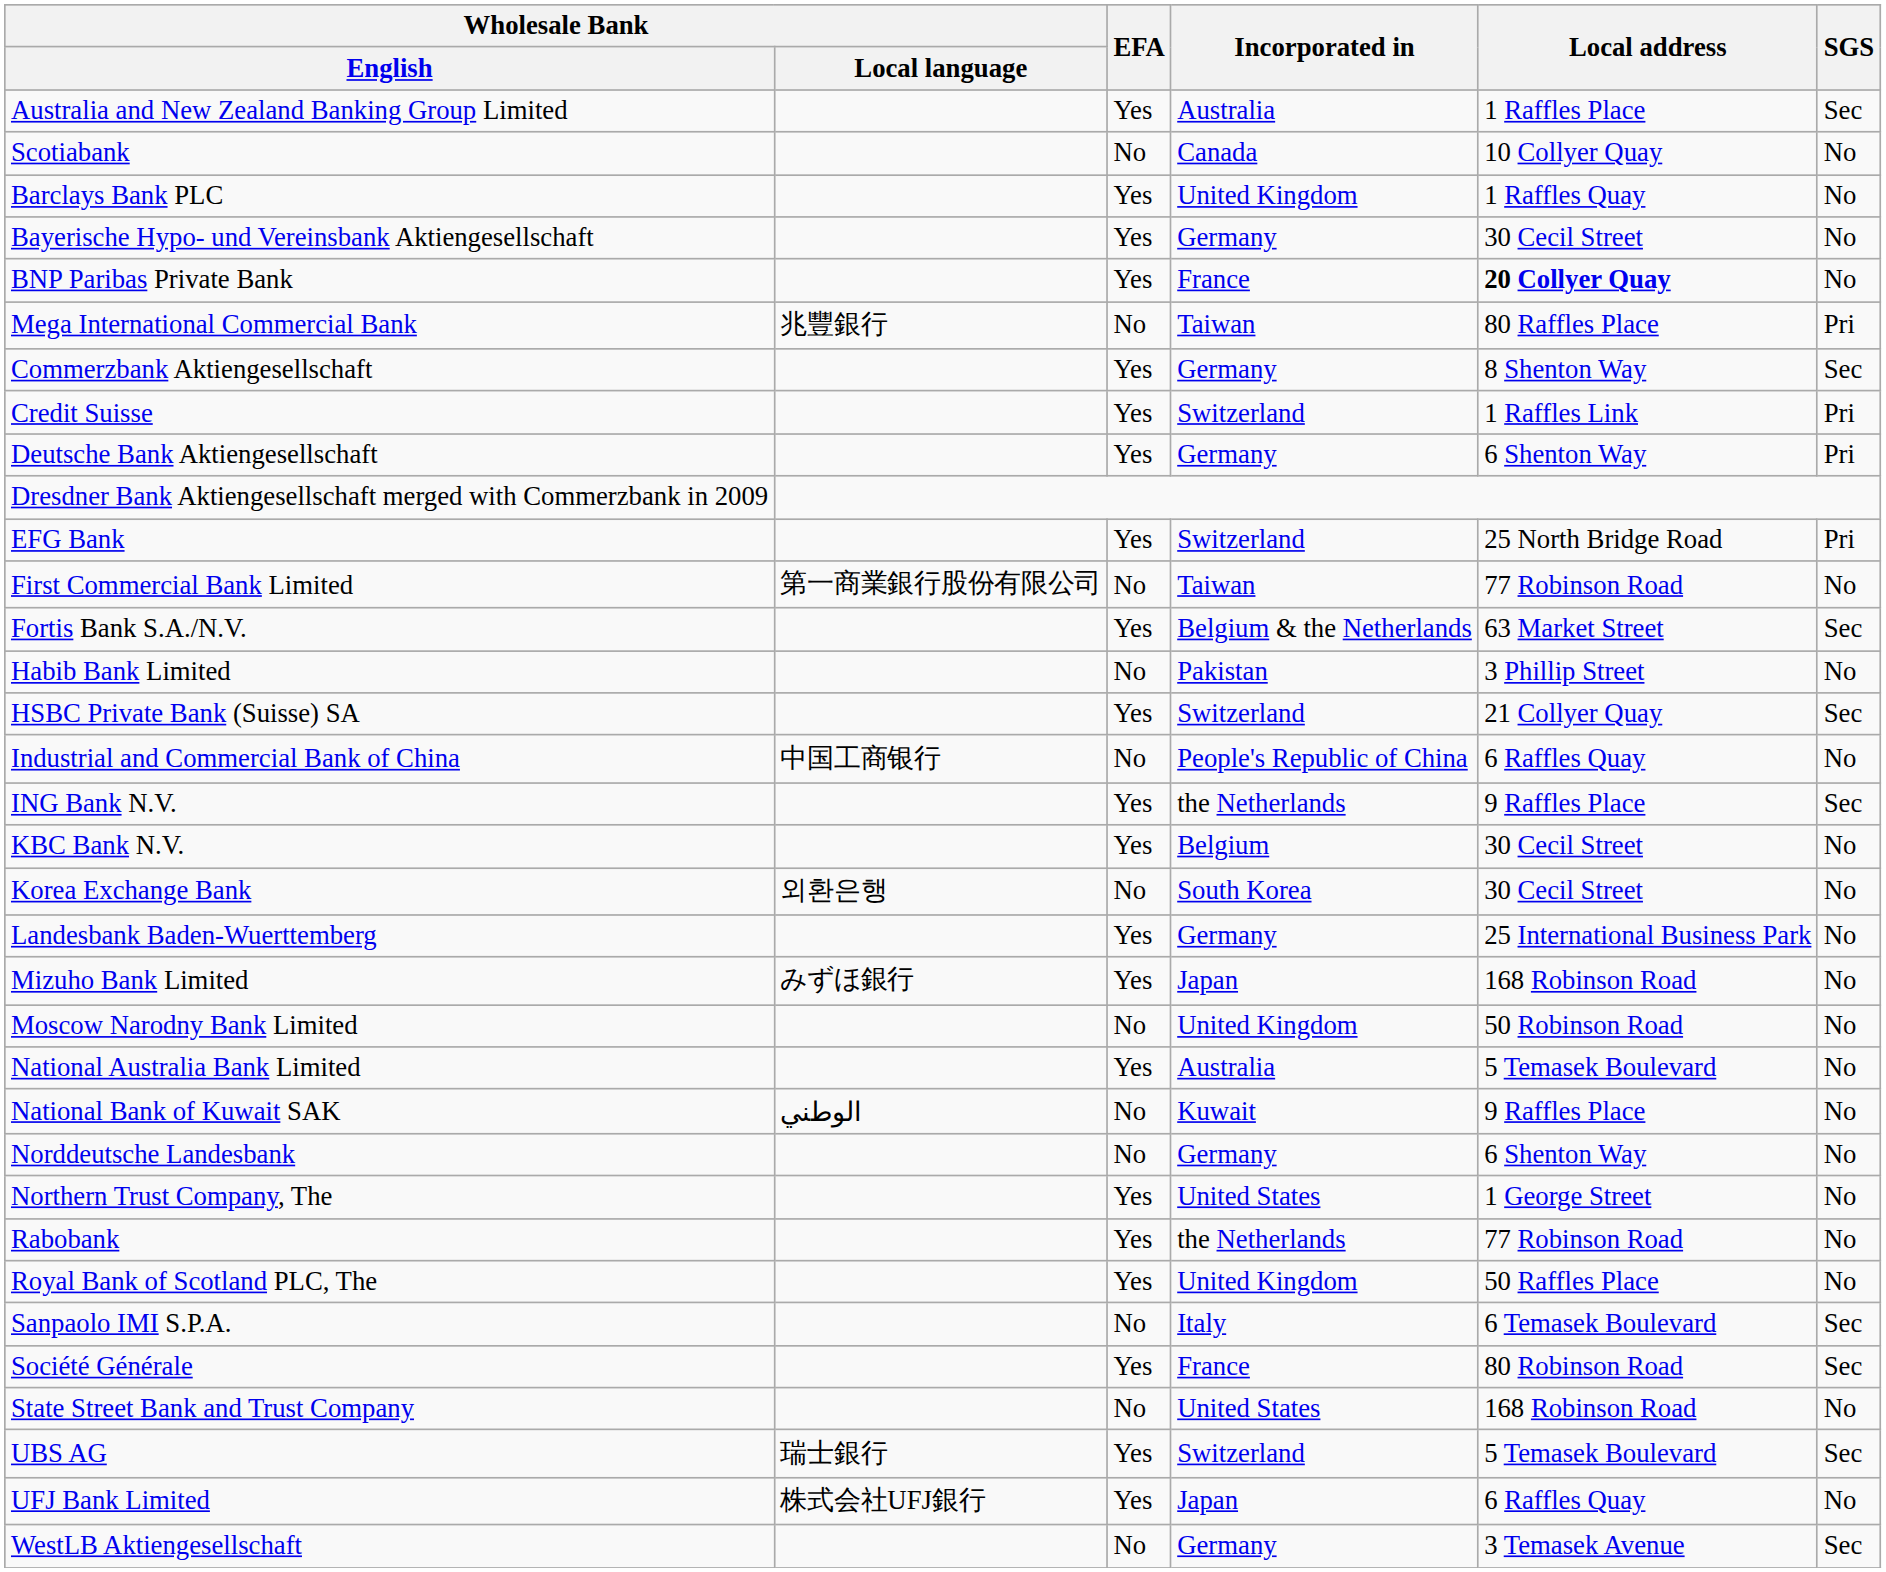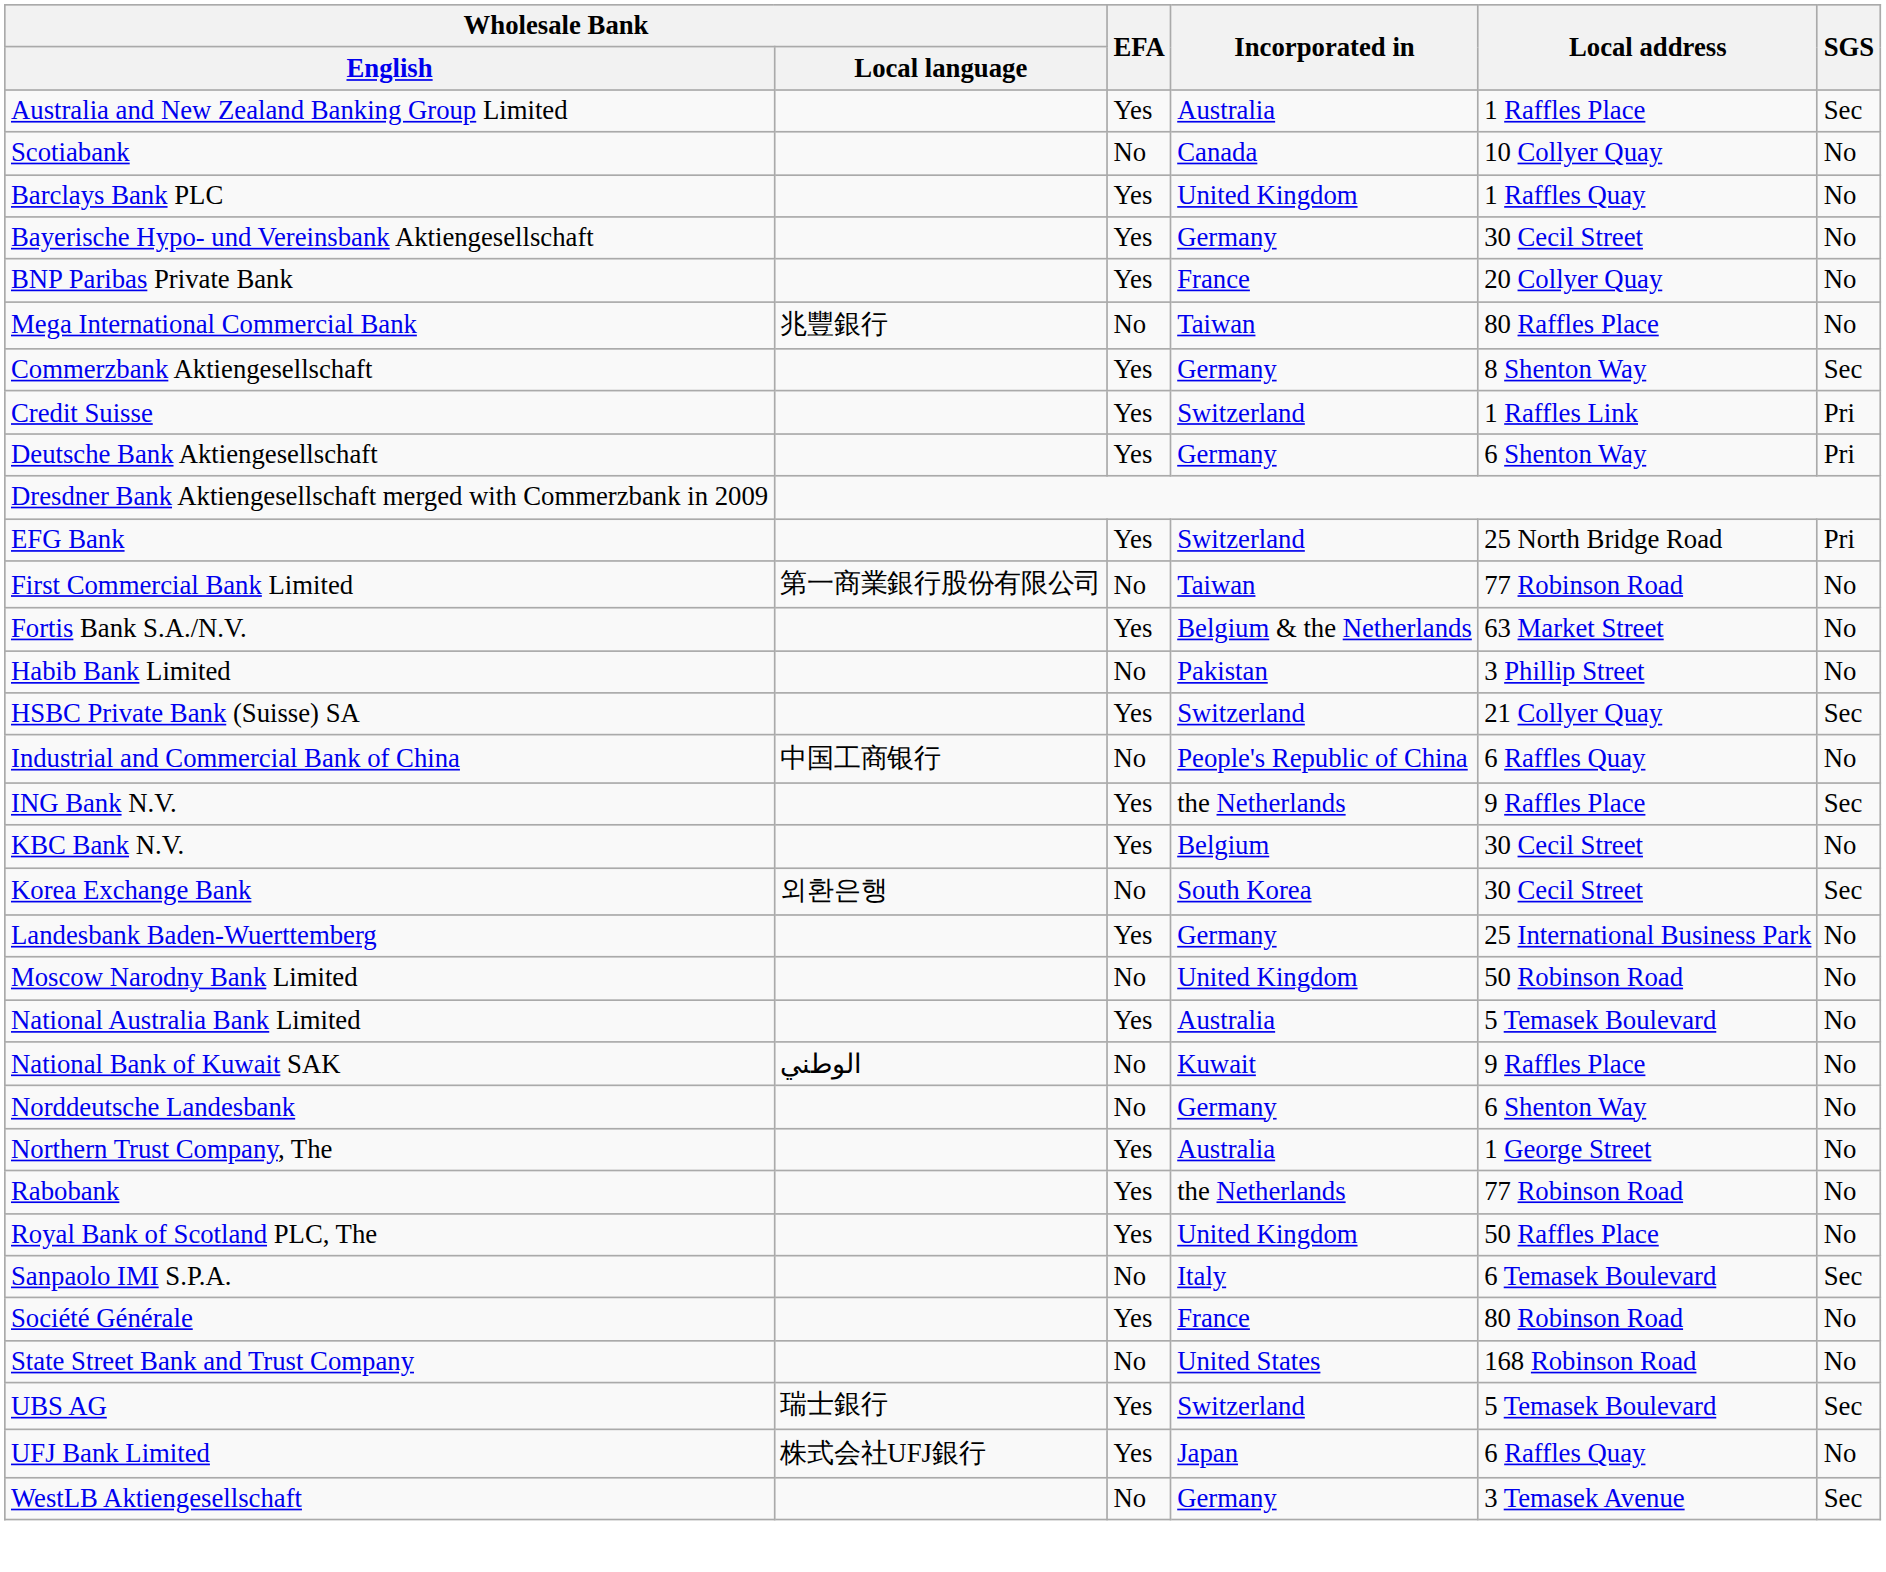(1577, 279) bold -> (1573, 279) normal
(1839, 324) Pri -> (1840, 324) No
(1843, 628) Sec -> (1840, 628) No
(1840, 890) No -> (1843, 890) Sec
- row: (130, 980)
(1249, 1196) United States -> (1226, 1149) Australia
(1843, 1366) Sec -> (1840, 1318) No
